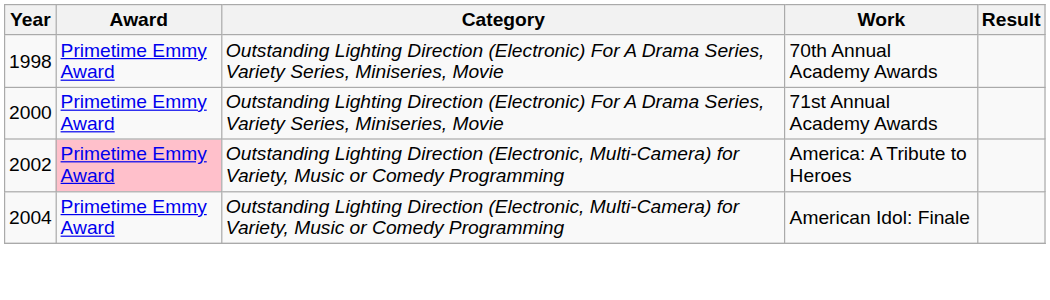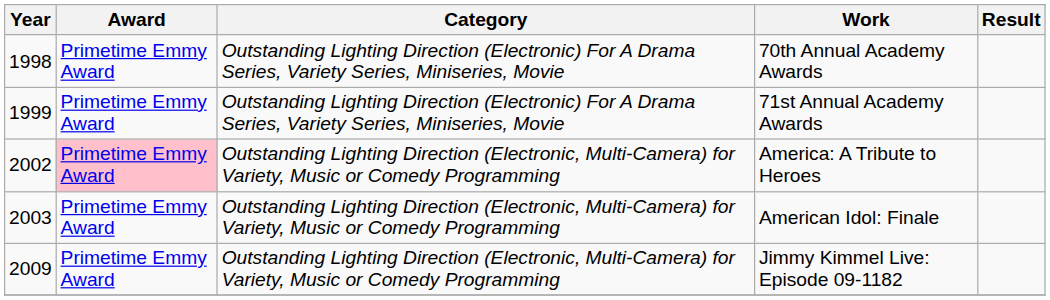(30, 113) 2000 -> (30, 113) 1999
(30, 217) 2004 -> (30, 217) 2003
+ row: (844, 269)
